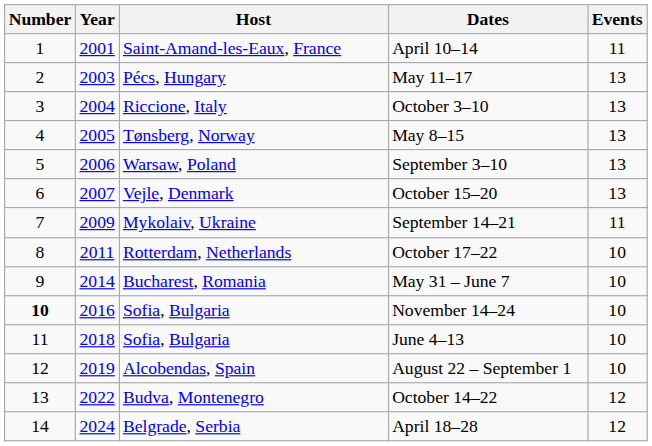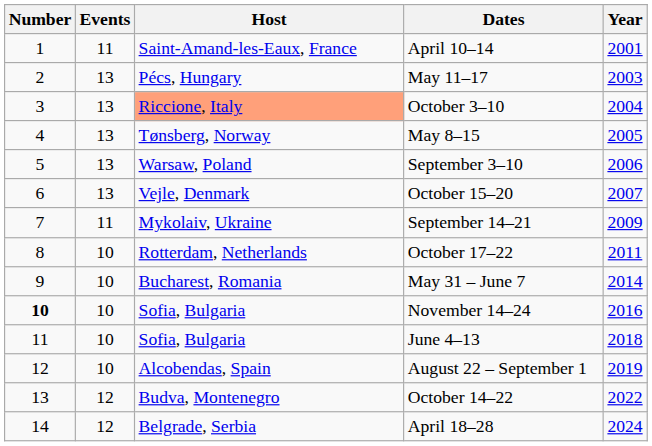columns swapped: (97, 19) <-> (617, 19)
(175, 106) no background -> (190, 106) lightsalmon background
